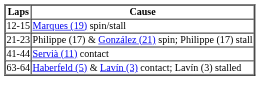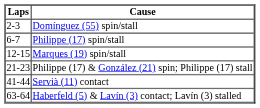+ row: (85, 26)
+ row: (78, 40)
